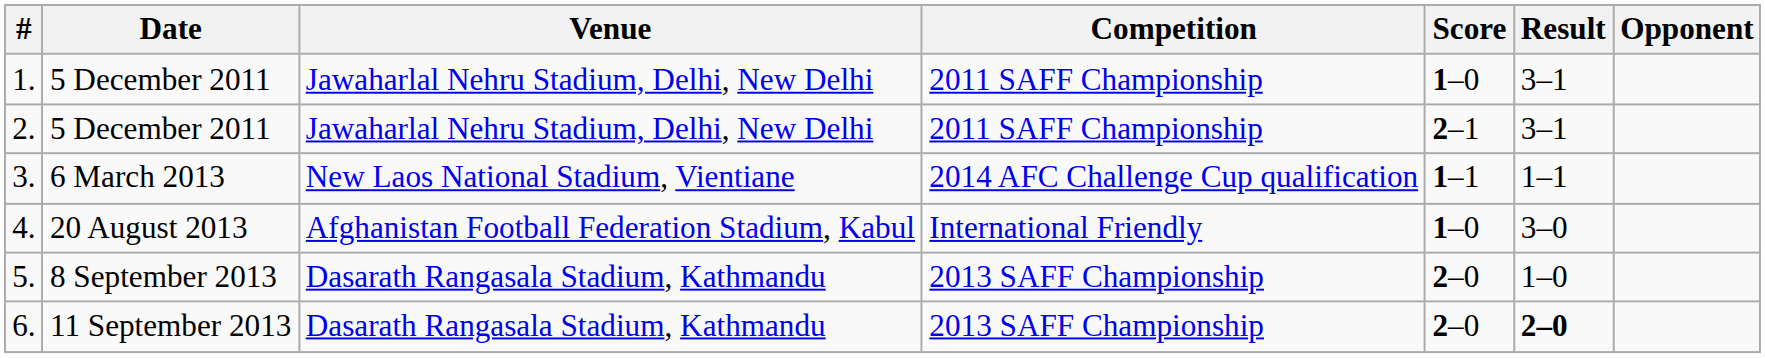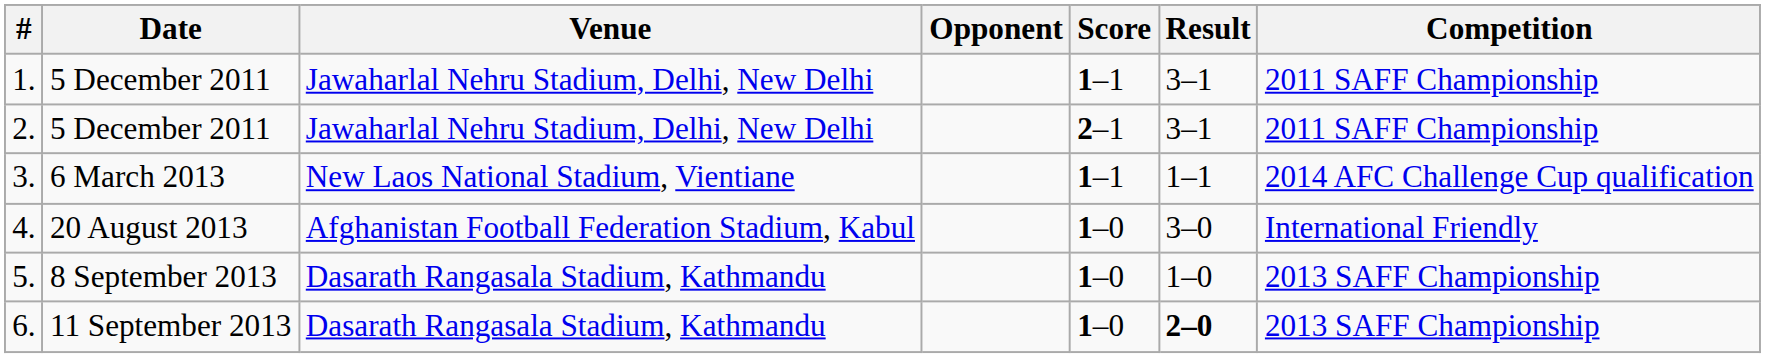columns swapped: (1687, 29) <-> (1174, 29)
(1456, 78) 1–0 -> (1101, 78) 1–1
(1456, 276) 2–0 -> (1101, 276) 1–0
(1456, 326) 2–0 -> (1101, 326) 1–0
